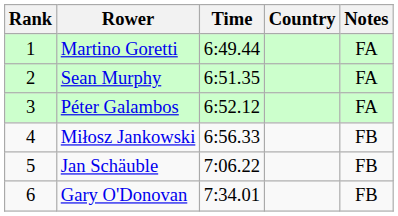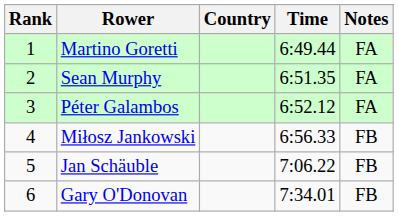columns swapped: (302, 19) <-> (232, 19)
